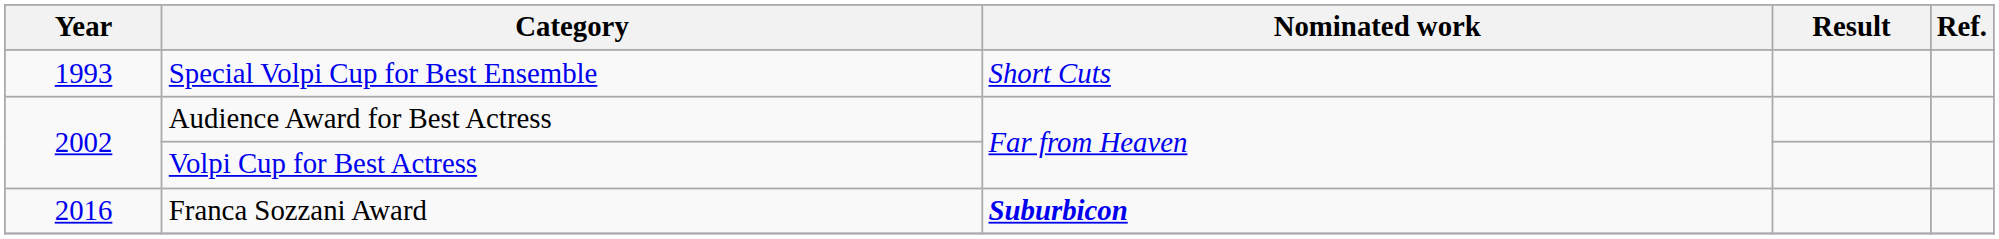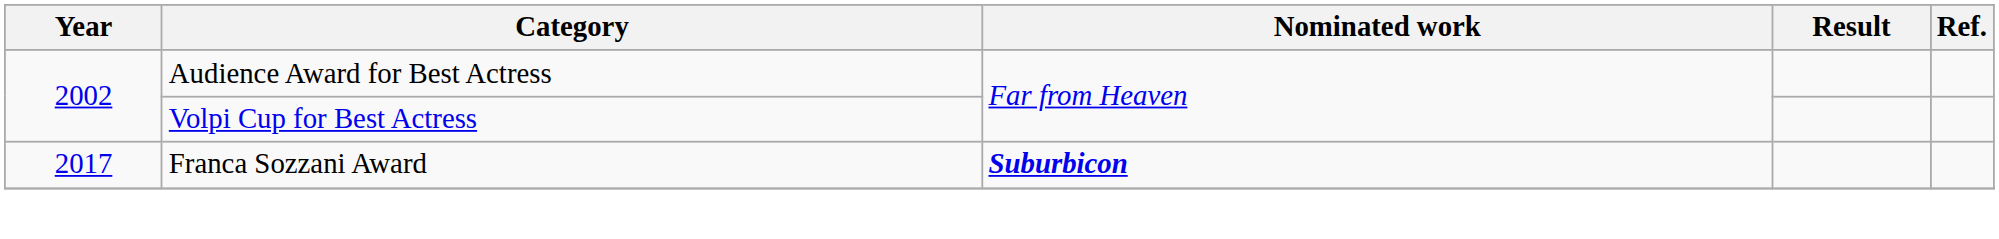- row: (383, 73)
(84, 210) 2016 -> (84, 164) 2017
